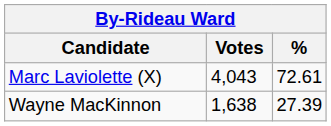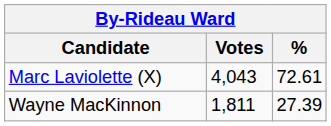(234, 105) 1,638 -> (233, 105) 1,811
